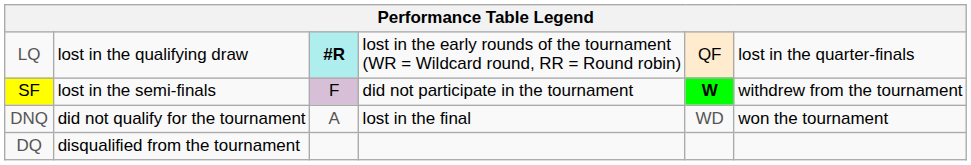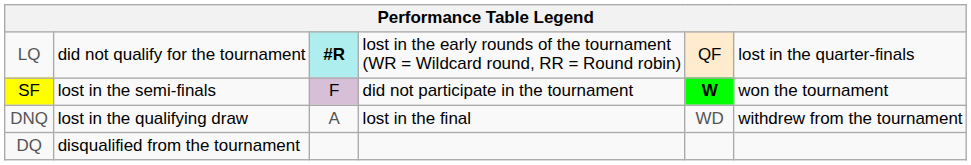(153, 55) lost in the qualifying draw -> (182, 55) did not qualify for the tournament
(850, 92) withdrew from the tournament -> (813, 92) won the tournament
(182, 119) did not qualify for the tournament -> (153, 119) lost in the qualifying draw
(813, 119) won the tournament -> (850, 119) withdrew from the tournament
